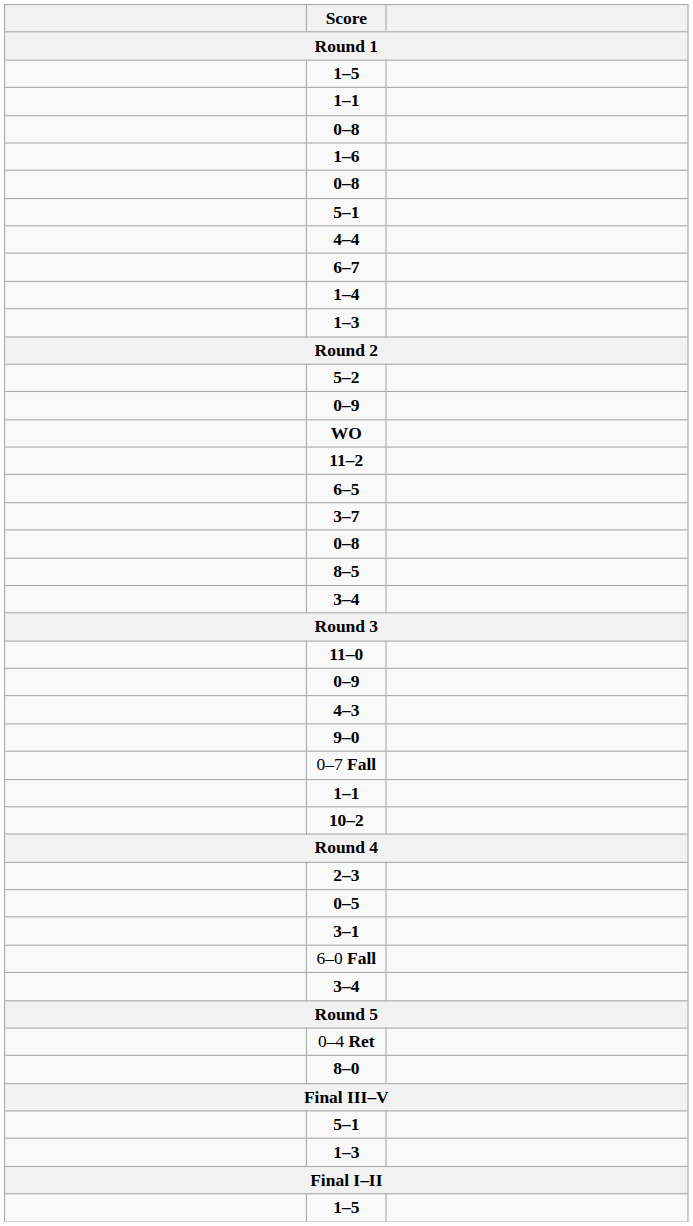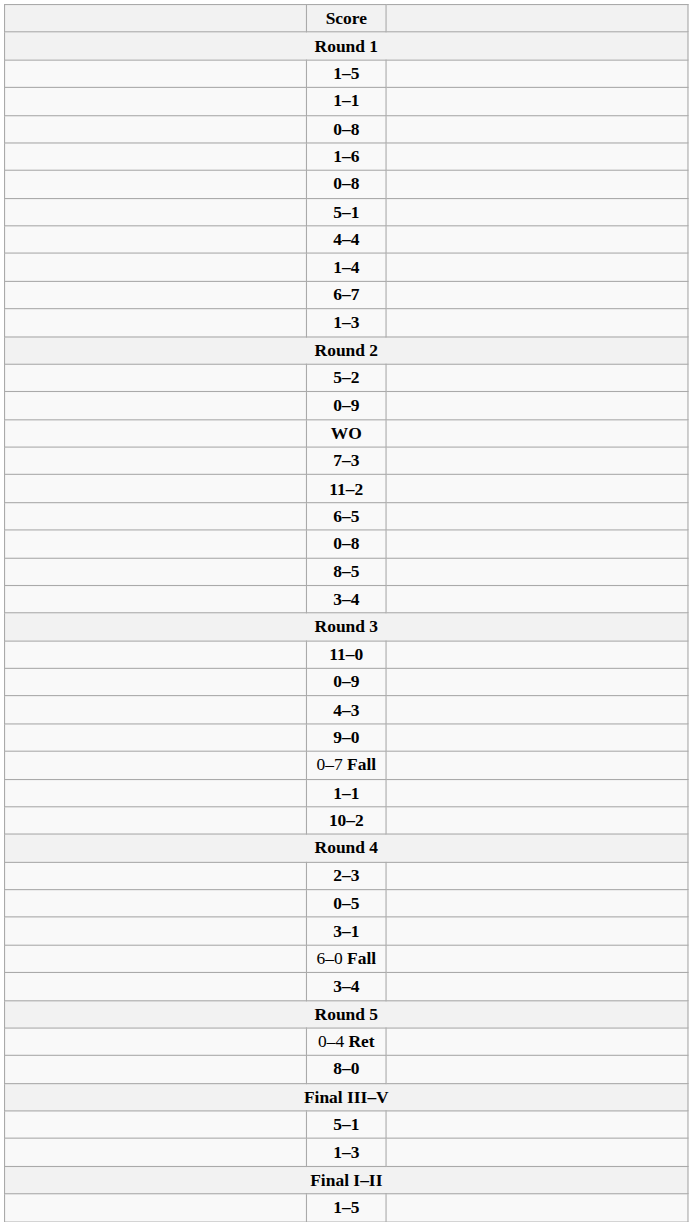rows swapped: (156, 295) <-> (156, 267)
+ row: (156, 461)
- row: (156, 516)
